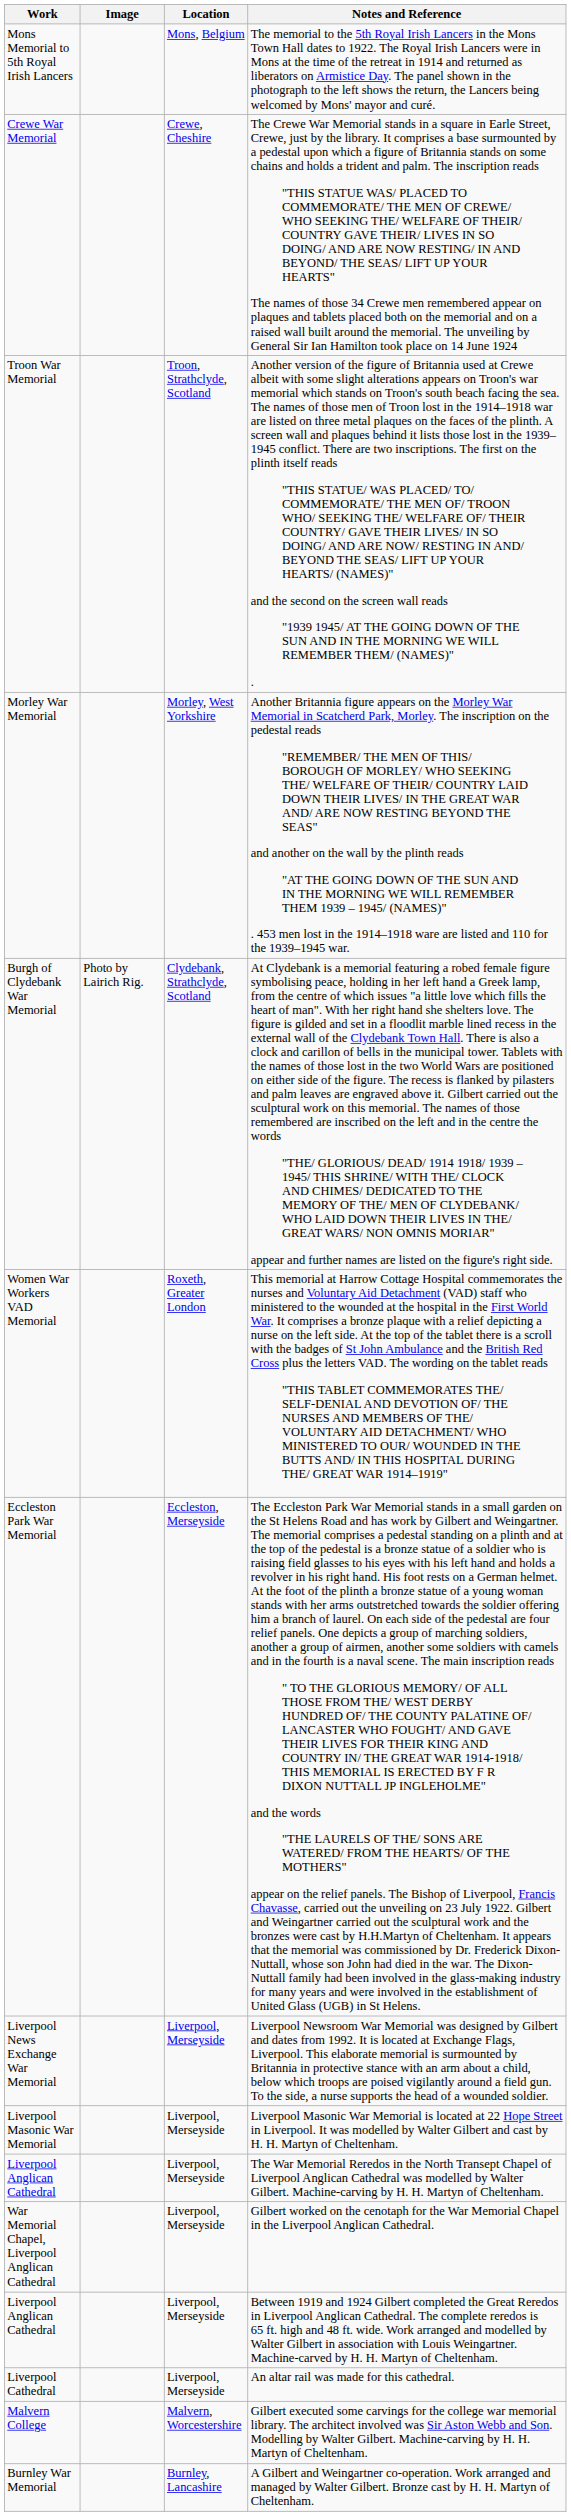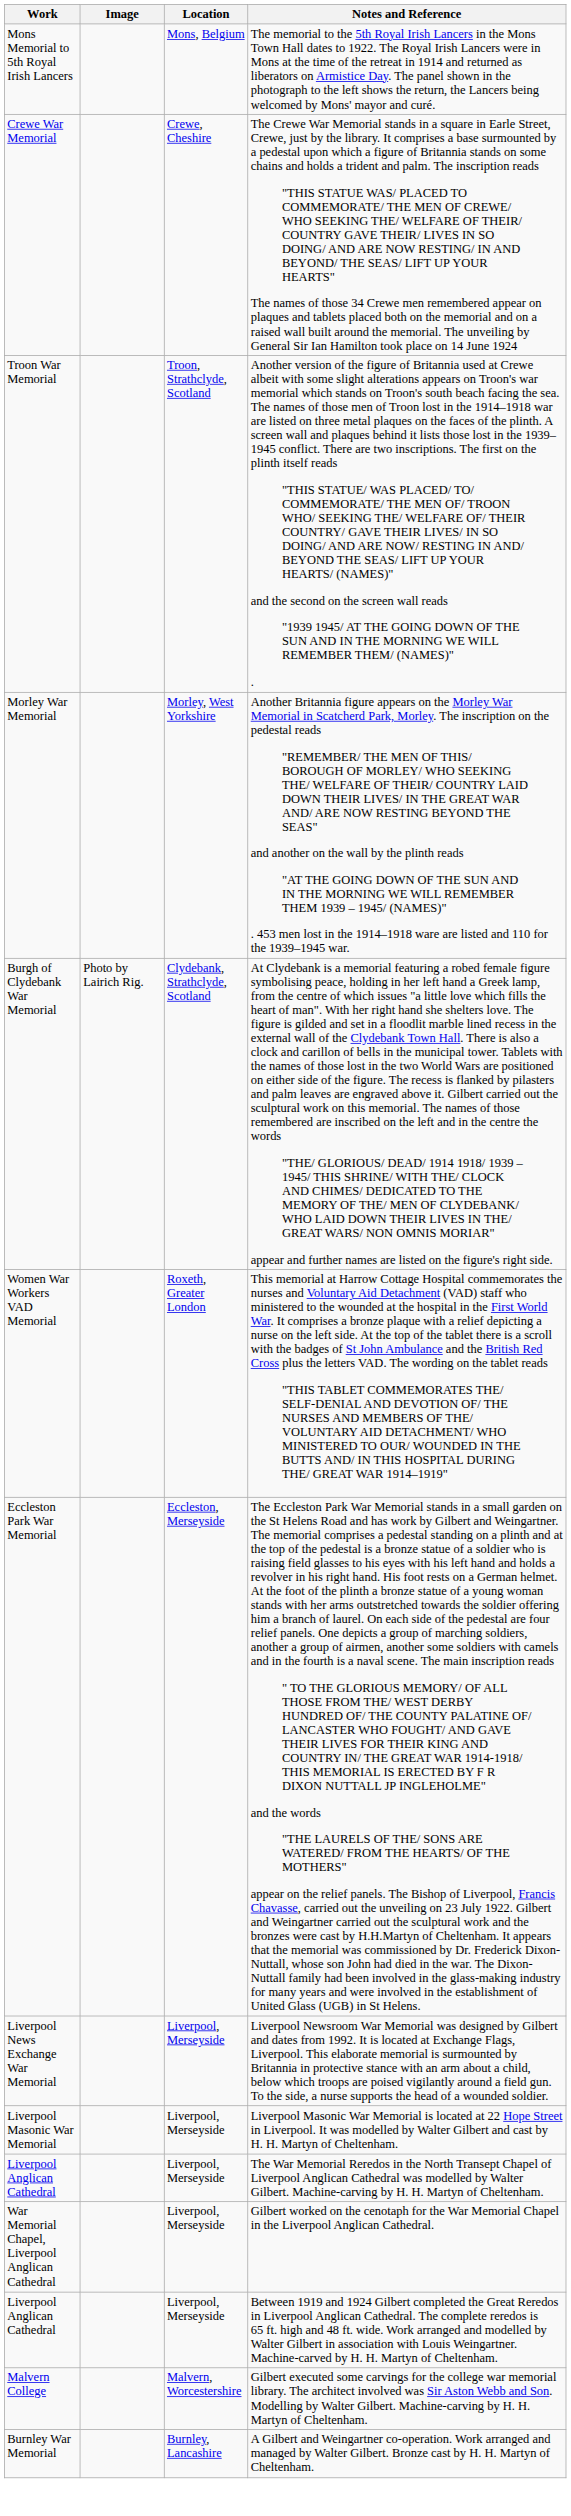- row: (353, 2377)
